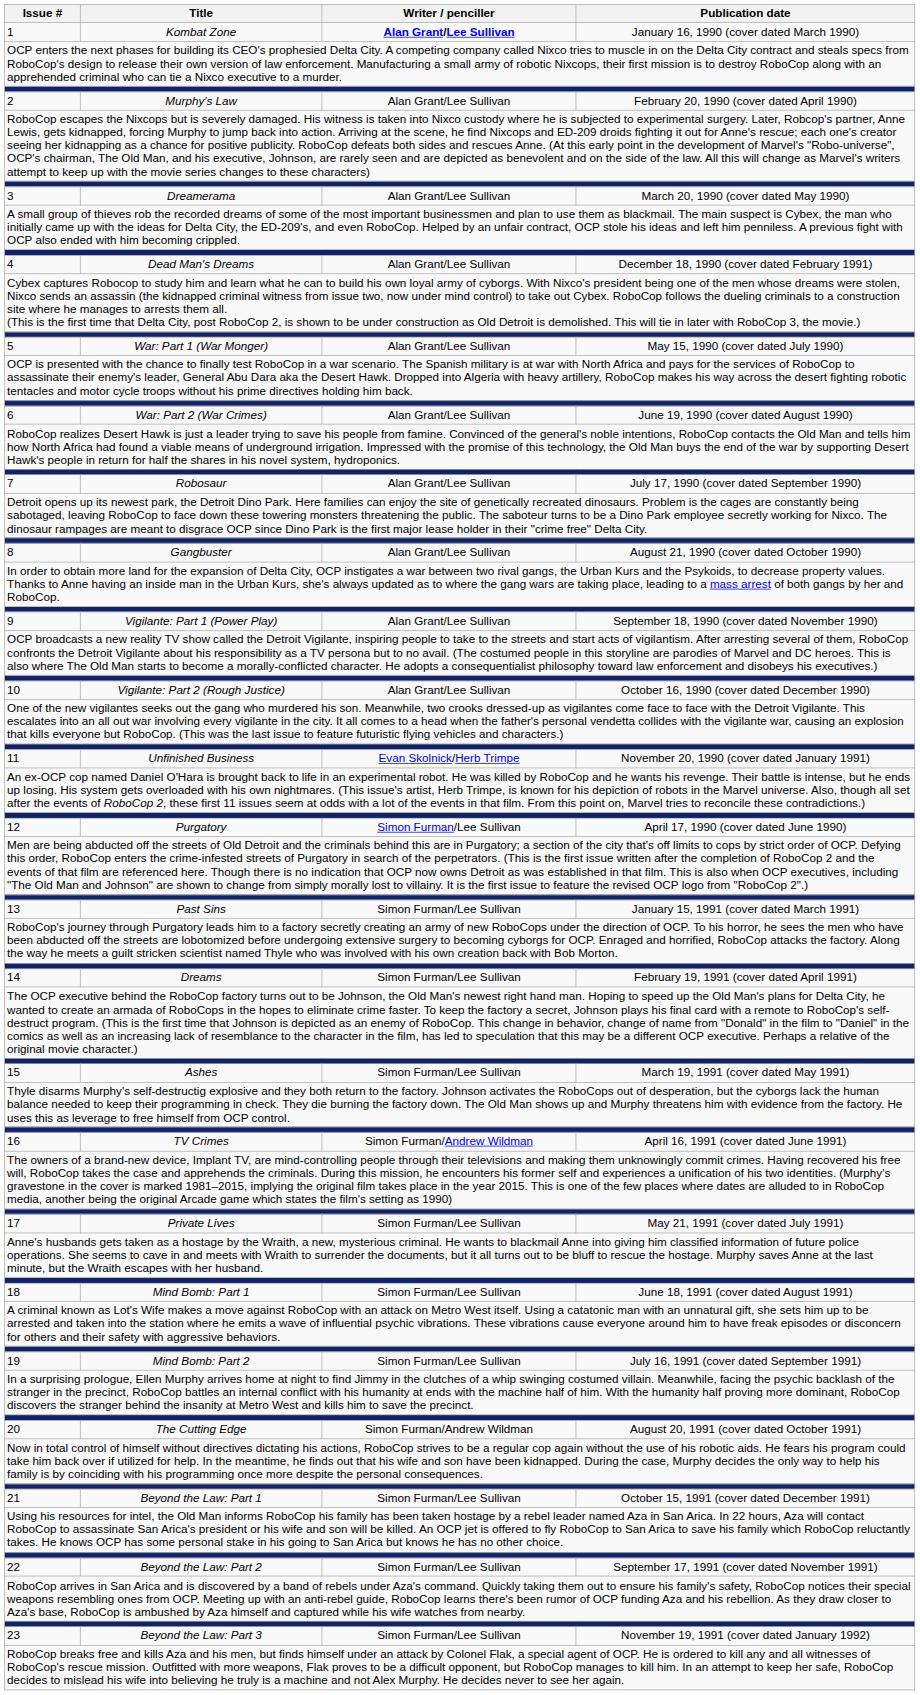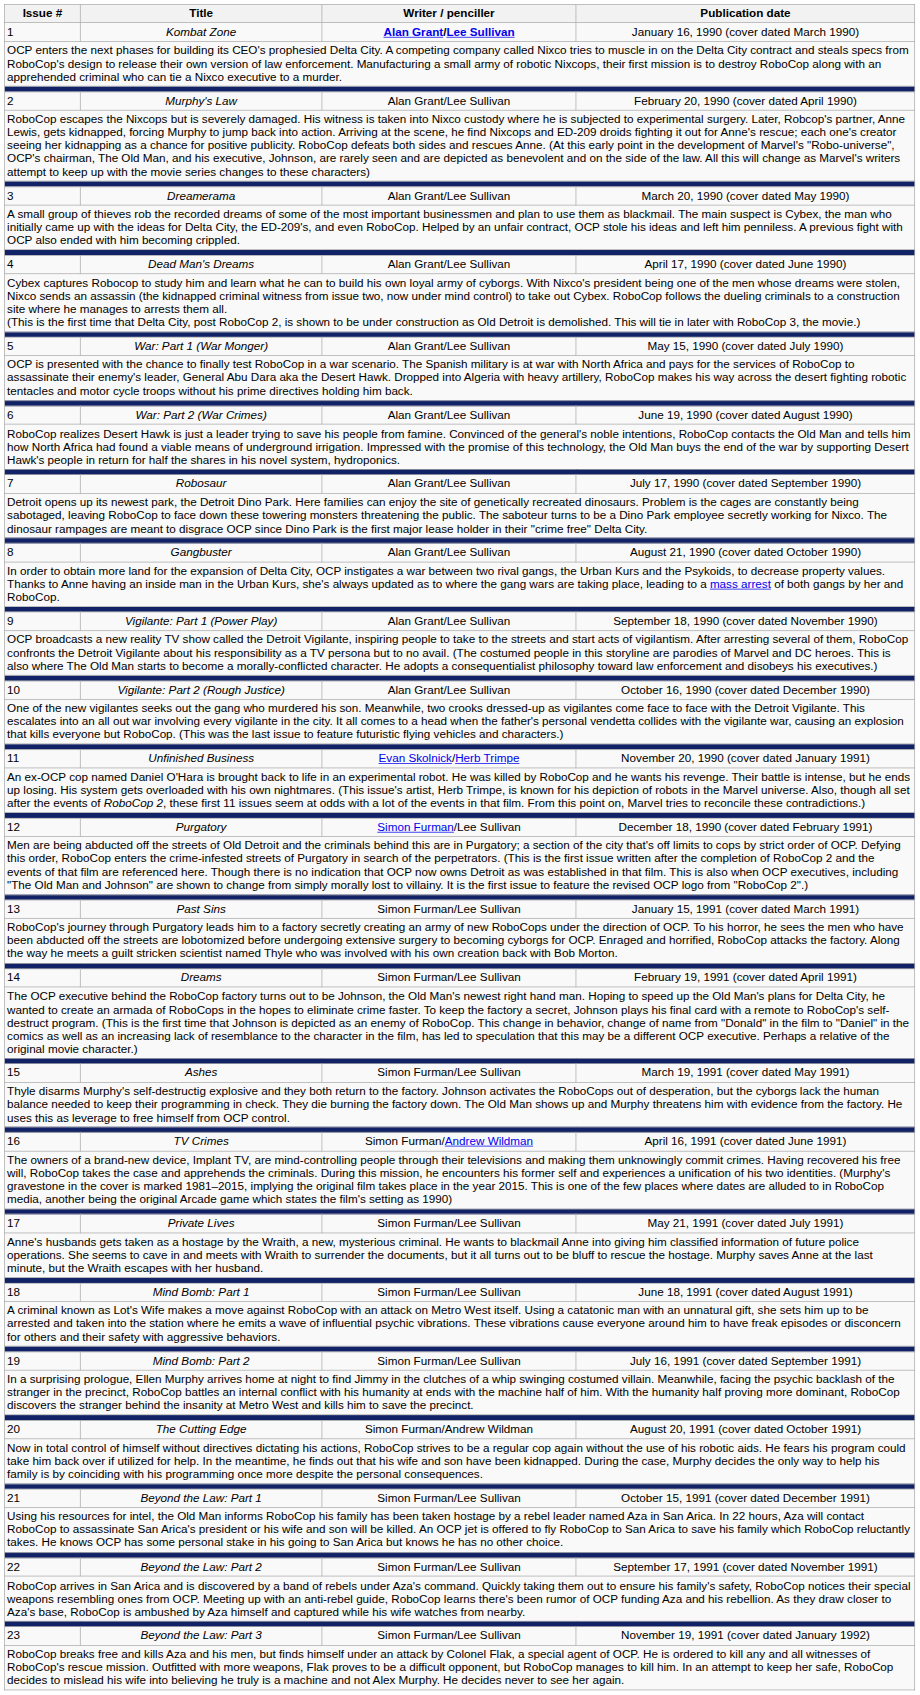(745, 264) December 18, 1990 (cover dated February 1991) -> (745, 264) April 17, 1990 (cover dated June 1990)
(745, 827) April 17, 1990 (cover dated June 1990) -> (745, 827) December 18, 1990 (cover dated February 1991)
